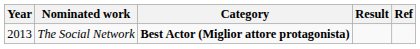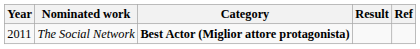(20, 33) 2013 -> (19, 33) 2011
